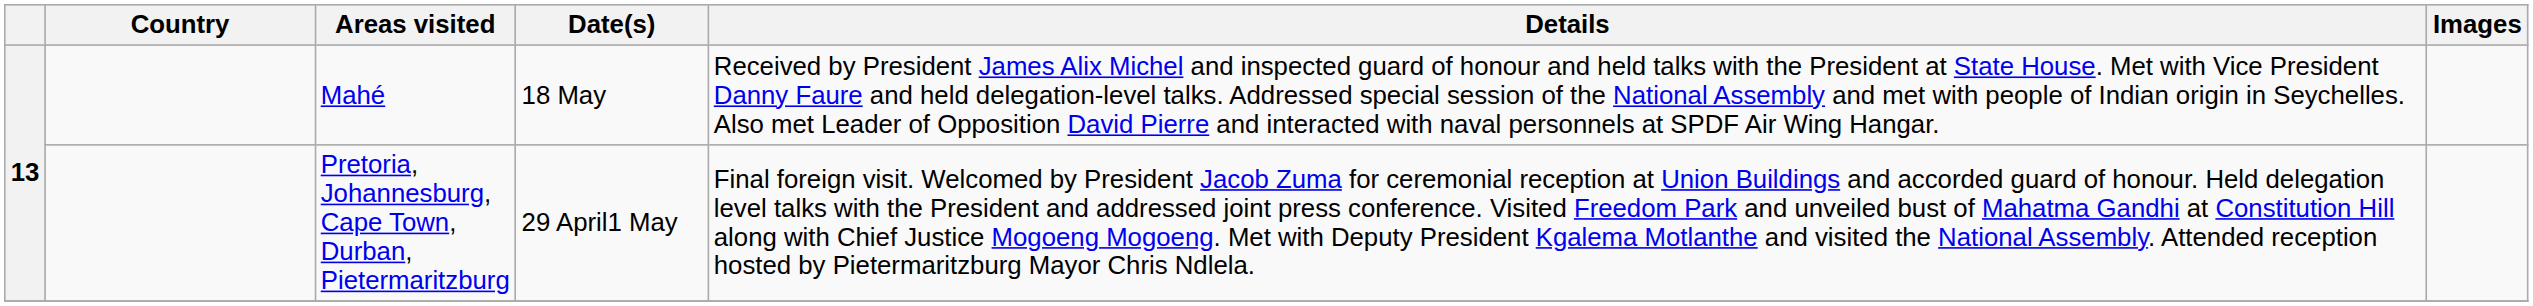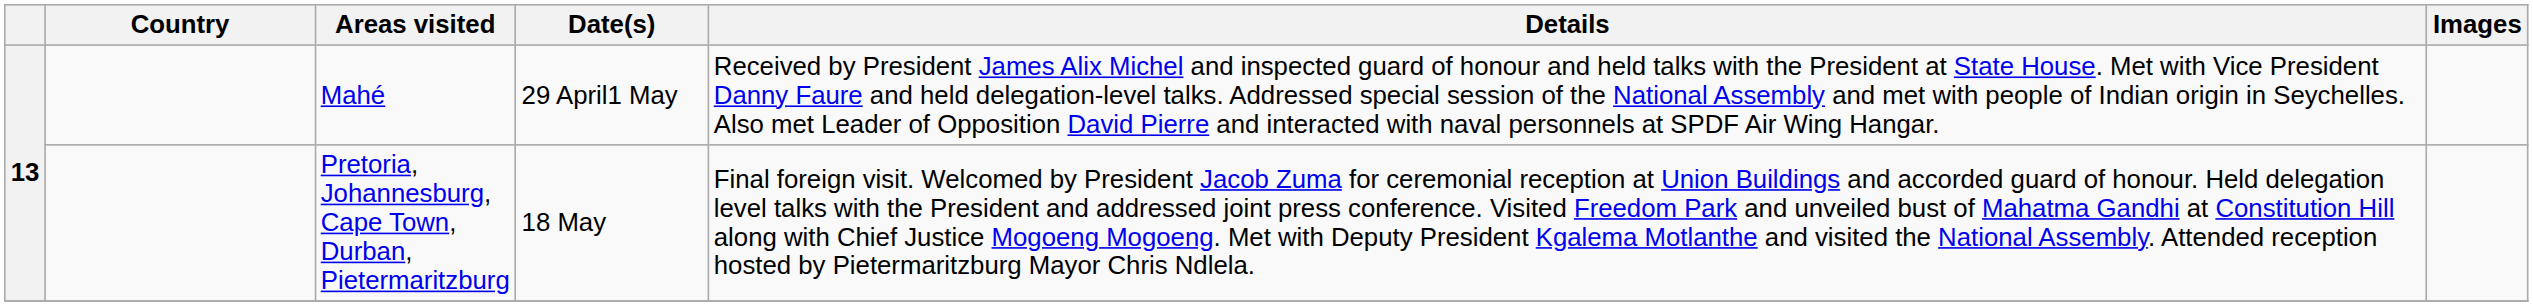(564, 94) 18 May -> (600, 94) 29 April1 May
(600, 222) 29 April1 May -> (564, 222) 18 May
